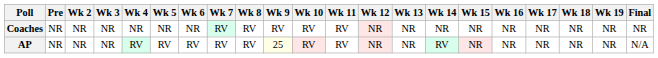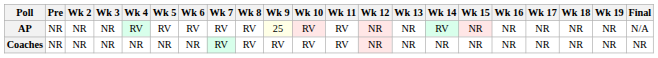rows swapped: (25, 45) <-> (25, 28)
